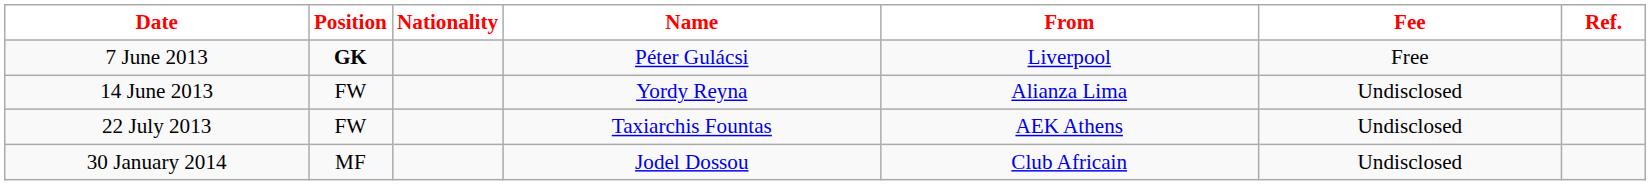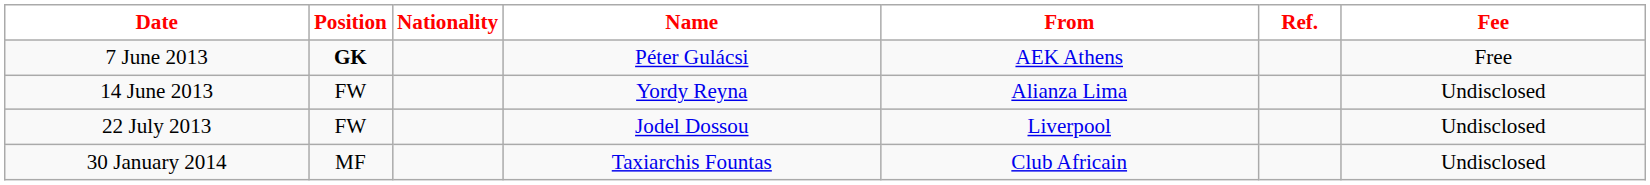columns swapped: (1410, 22) <-> (1604, 22)
(1069, 57) Liverpool -> (1069, 57) AEK Athens
(692, 127) Taxiarchis Fountas -> (692, 127) Jodel Dossou
(1069, 127) AEK Athens -> (1069, 127) Liverpool
(692, 161) Jodel Dossou -> (692, 161) Taxiarchis Fountas
